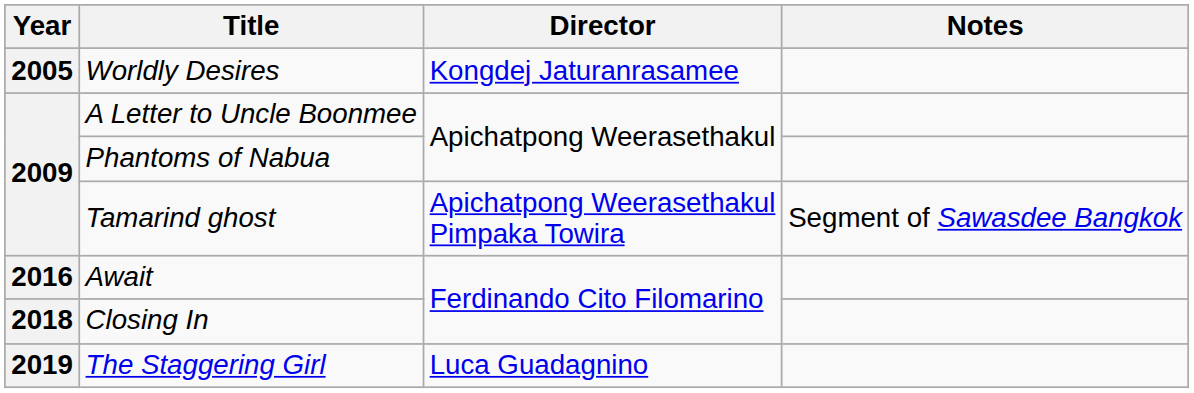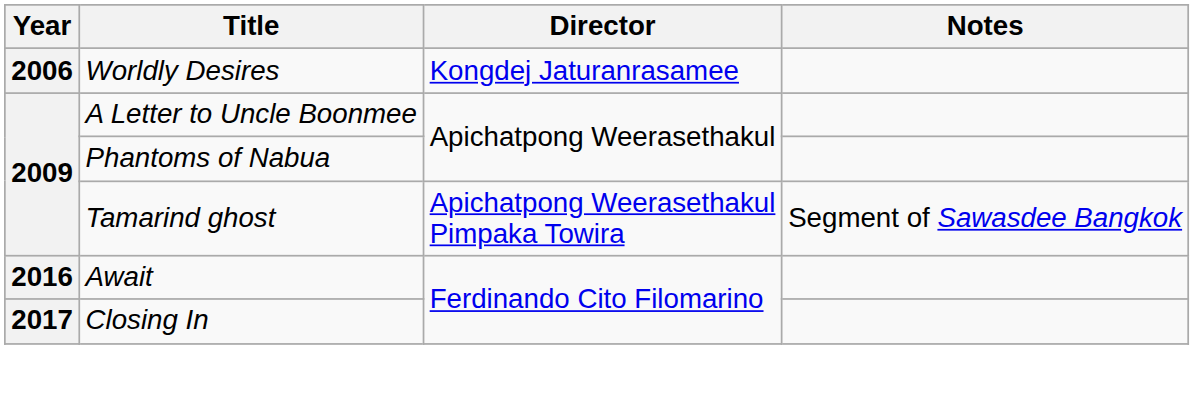(42, 70) 2005 -> (42, 70) 2006
(42, 320) 2018 -> (42, 320) 2017
- row: (206, 364)
